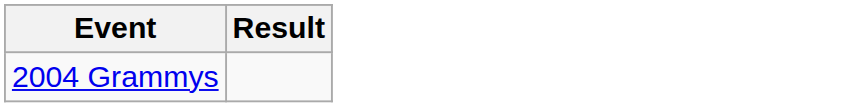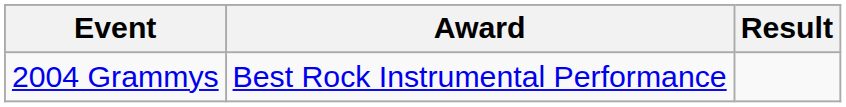+ column: (480, 28)
